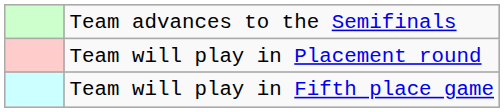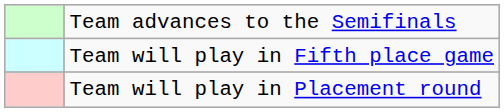rows swapped: (282, 90) <-> (276, 56)
